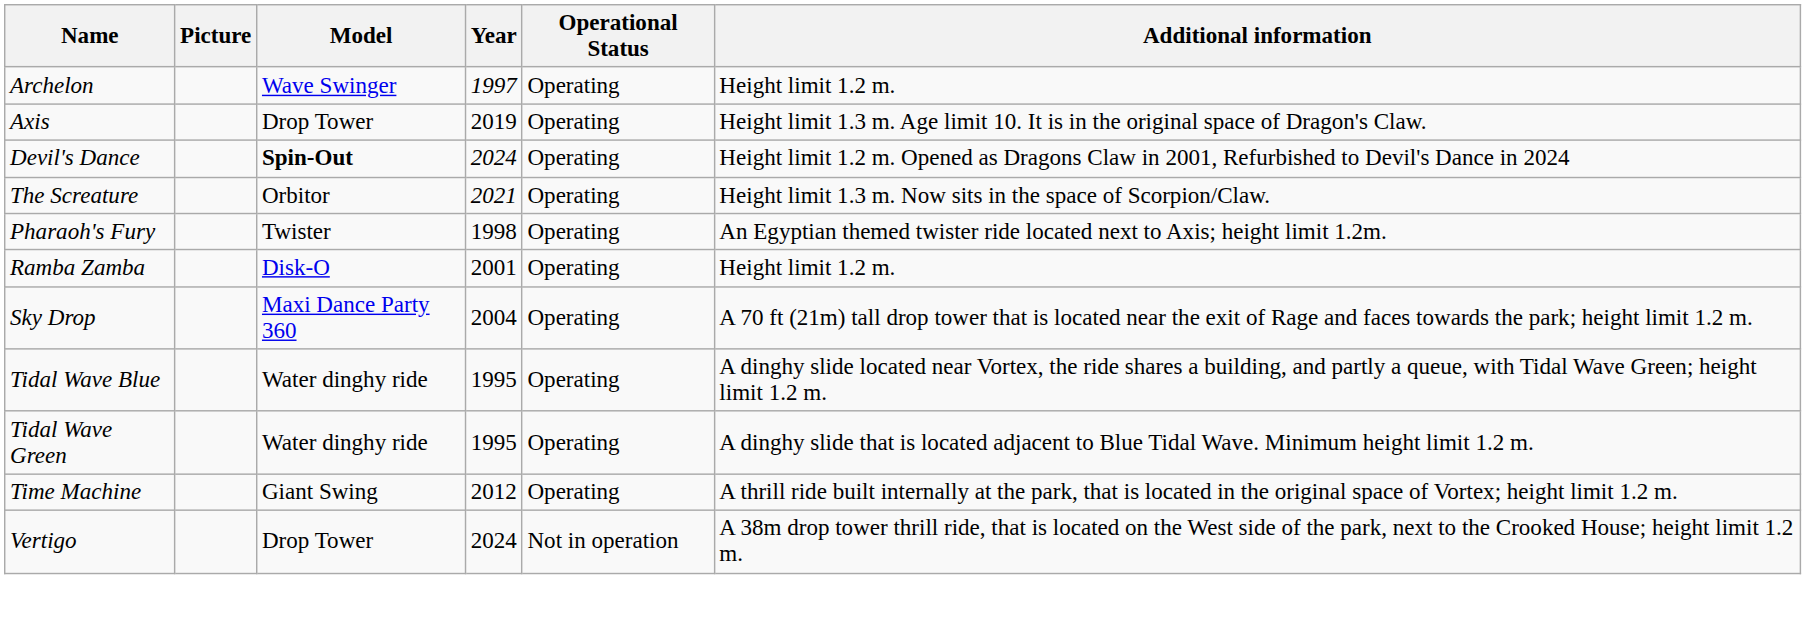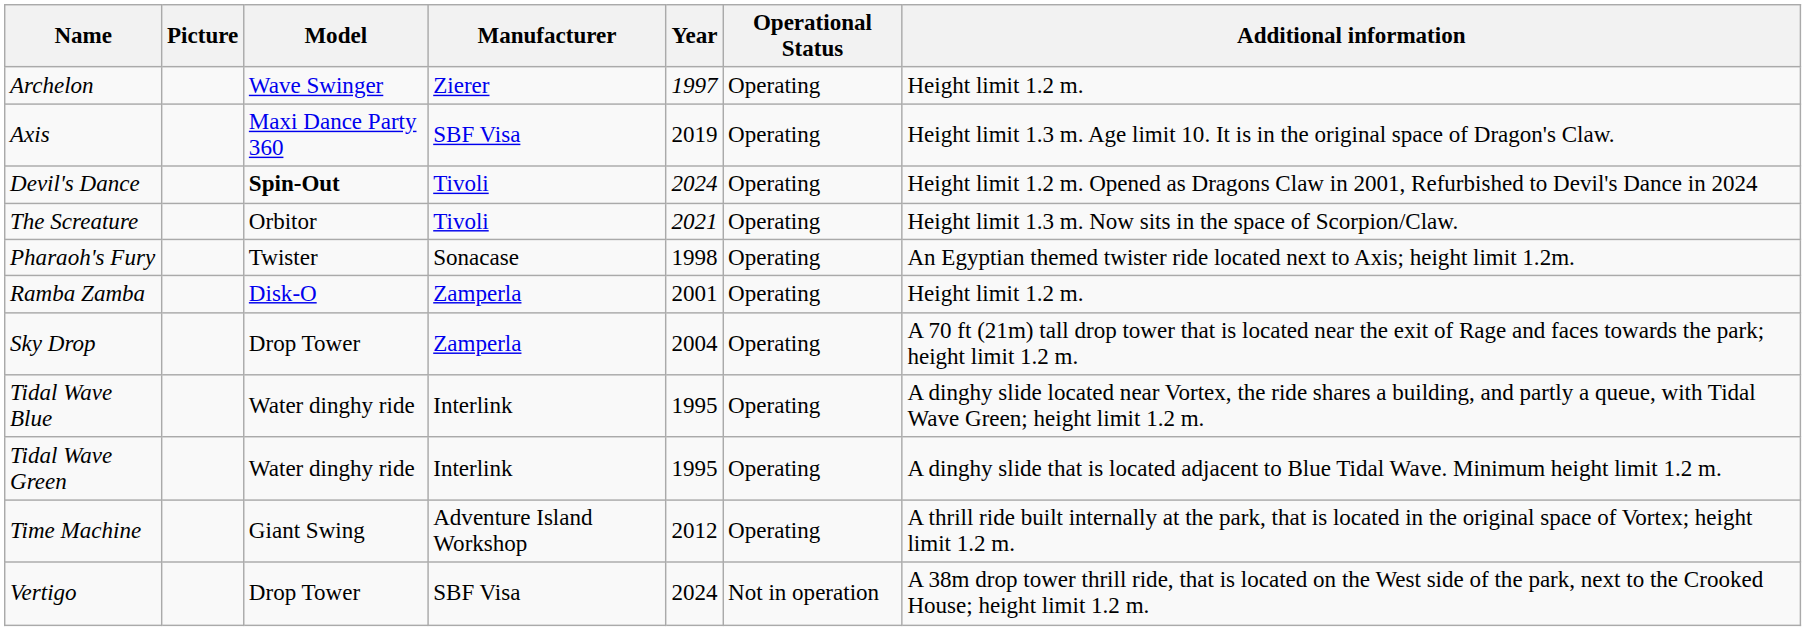+ column: (547, 35)
(318, 121) Drop Tower -> (333, 134) Maxi Dance Party 360
(346, 317) Maxi Dance Party 360 -> (304, 343) Drop Tower
